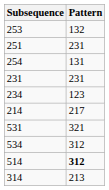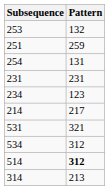(77, 45) 231 -> (77, 45) 259
